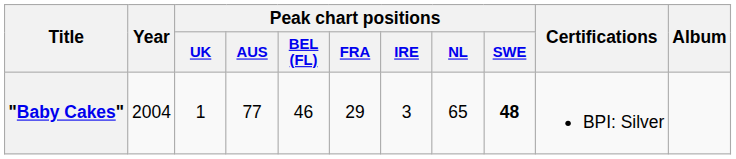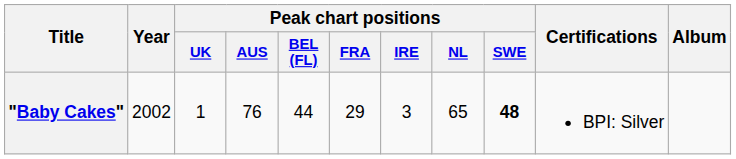(151, 112) 2004 -> (151, 112) 2002
(252, 112) 77 -> (252, 112) 76
(304, 112) 46 -> (304, 112) 44
